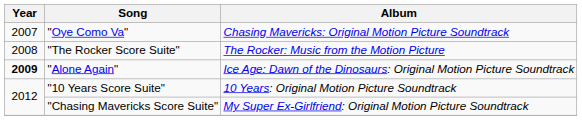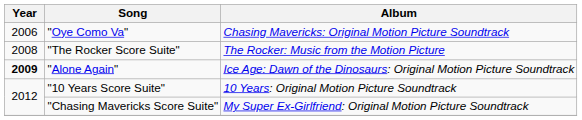(25, 32) 2007 -> (25, 32) 2006
